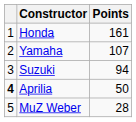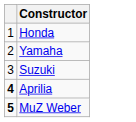- column: (111, 14)
(10, 108) normal -> (10, 108) bold
